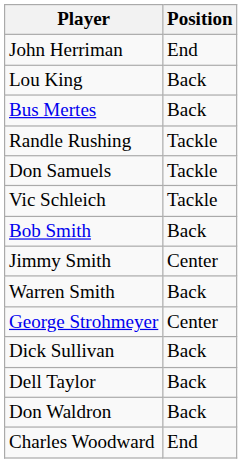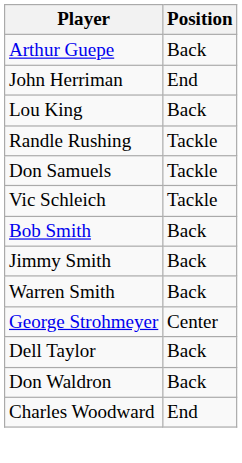+ row: (62, 49)
- row: (53, 110)
(192, 261) Center -> (187, 261) Back
- row: (62, 351)
